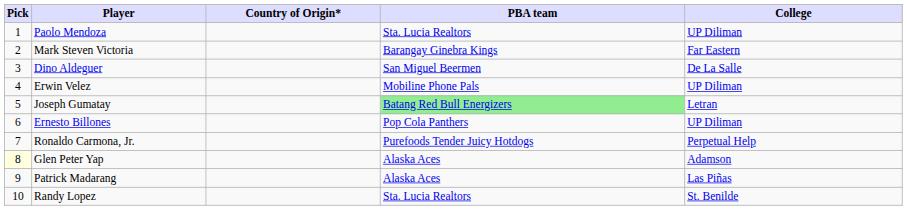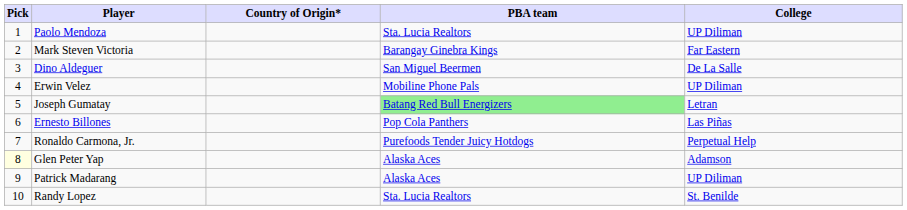(715, 123) UP Diliman -> (709, 123) Las Piñas
(709, 178) Las Piñas -> (715, 178) UP Diliman
